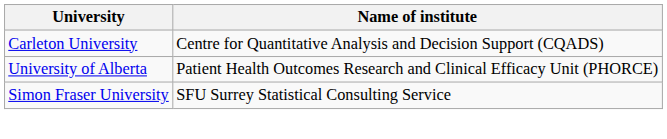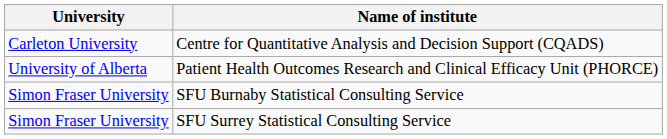+ row: (320, 95)
